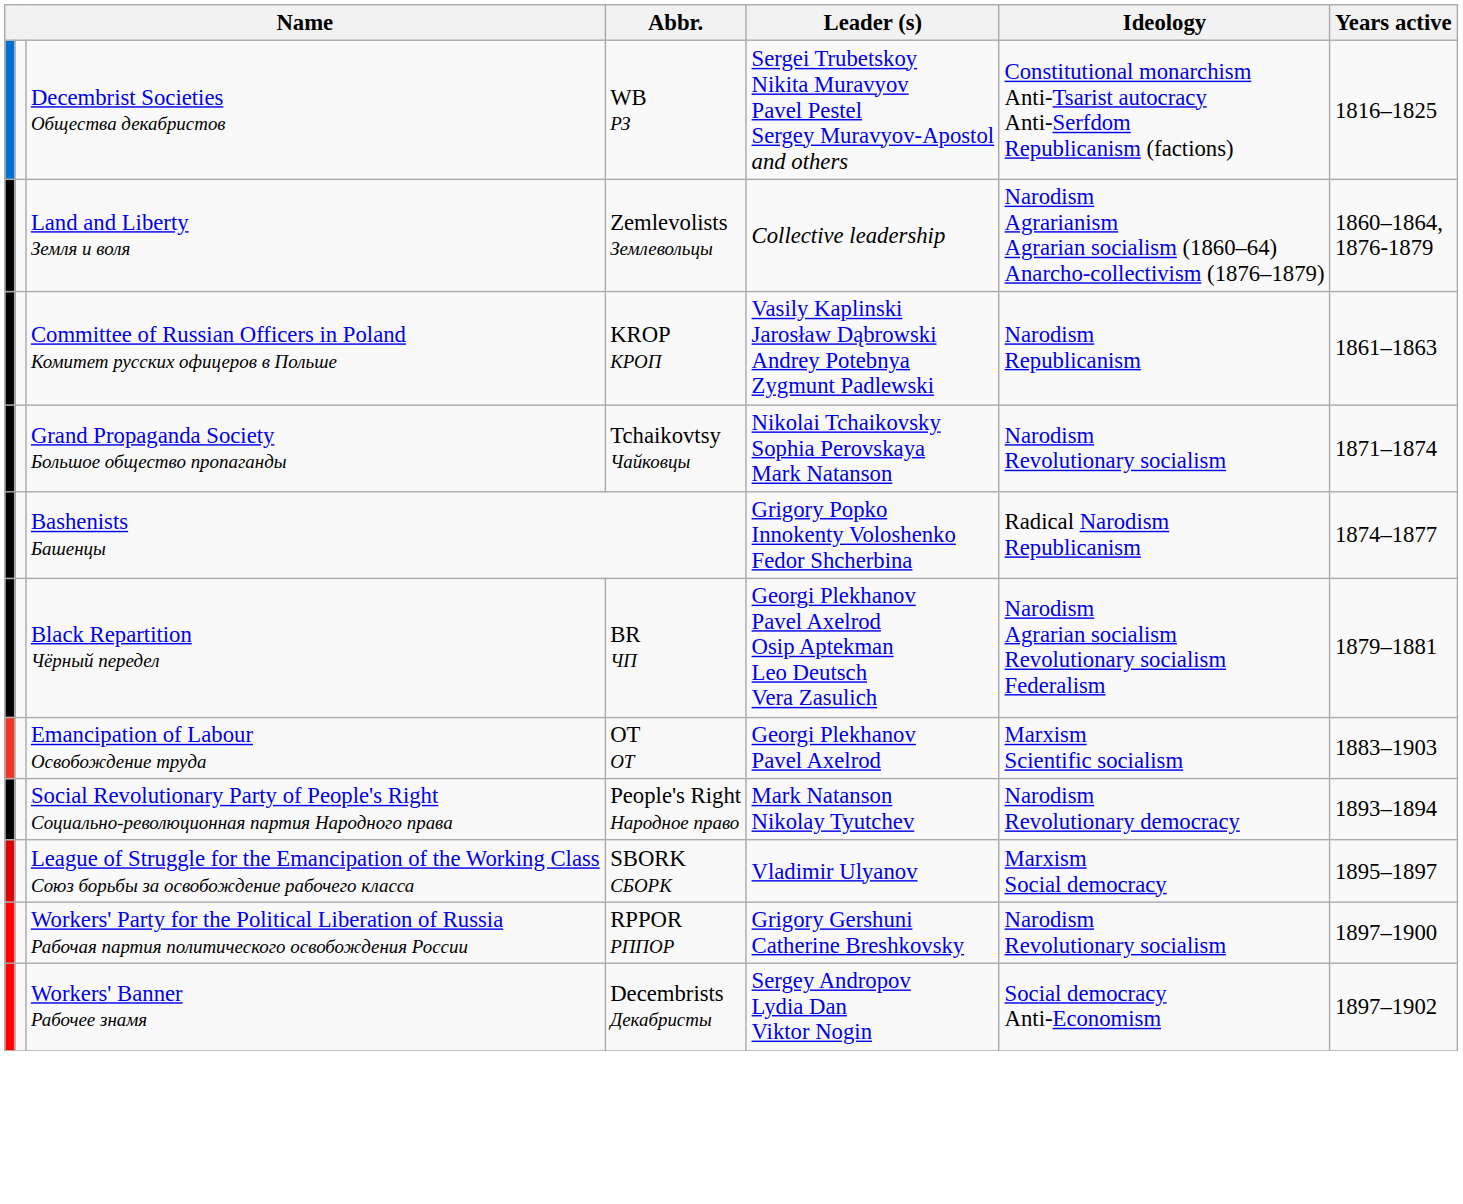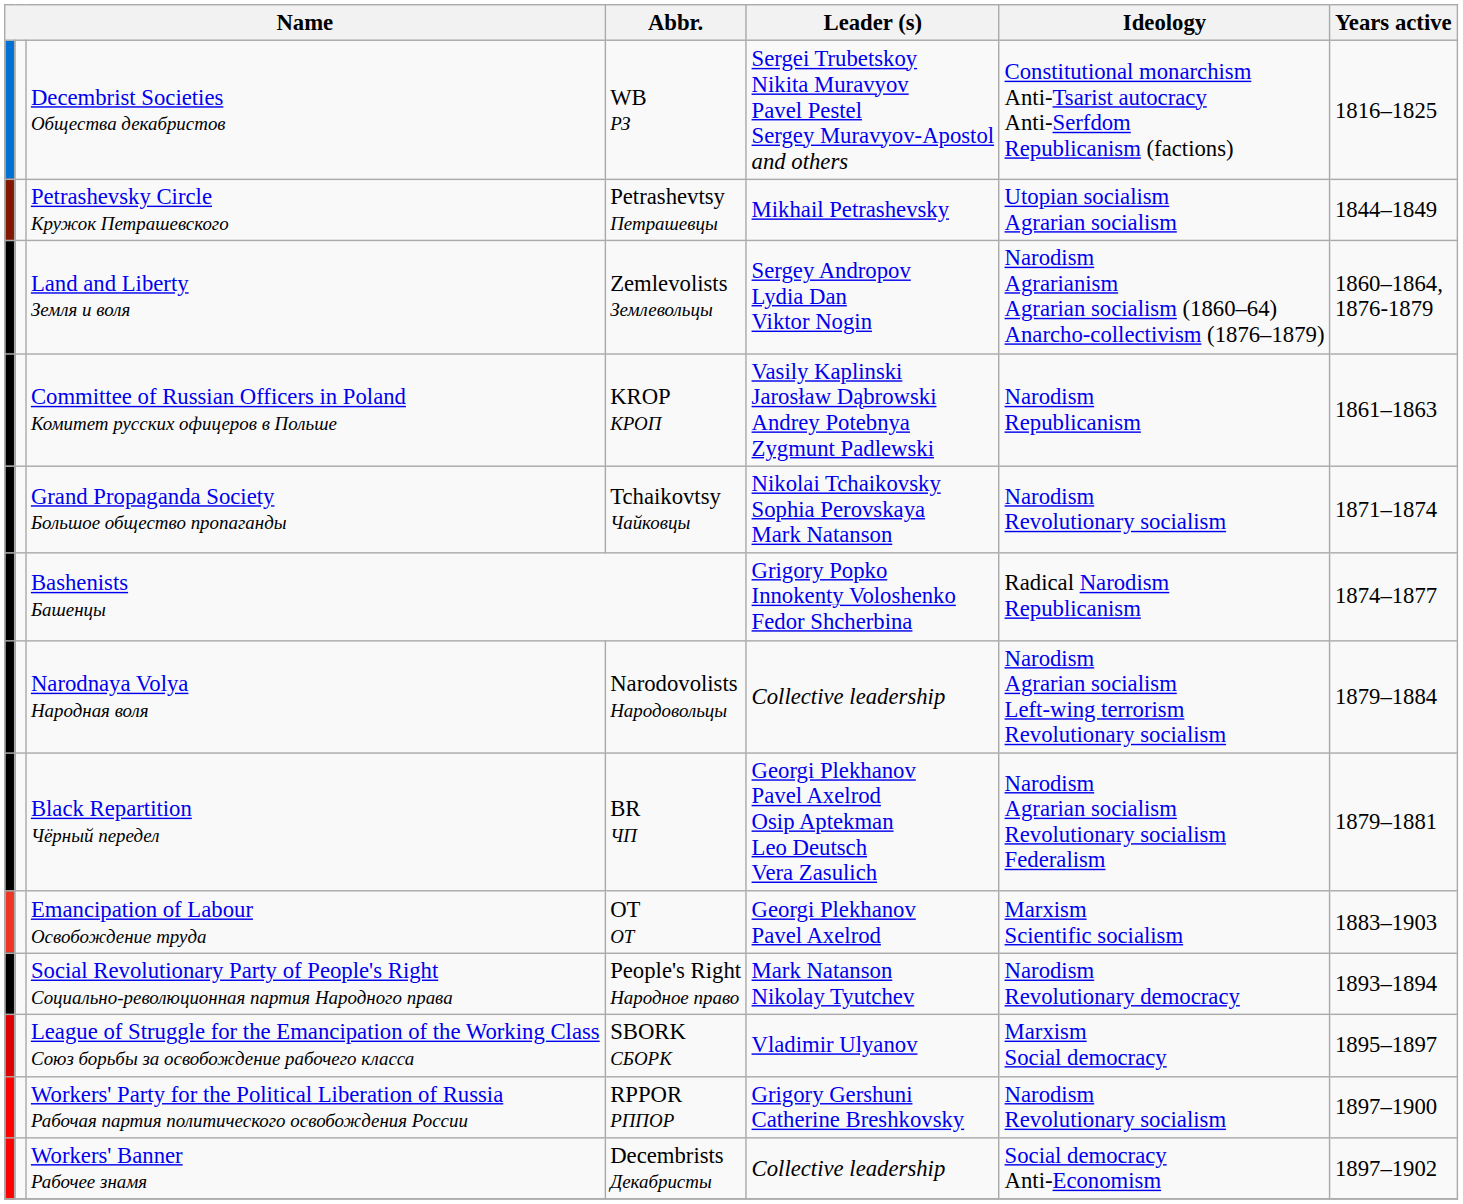+ row: (130, 209)
(848, 235) Collective leadership -> (831, 296) Sergey Andropov Lydia Dan Viktor Nogin
+ row: (110, 696)
(831, 1006) Sergey Andropov Lydia Dan Viktor Nogin -> (848, 1168) Collective leadership
